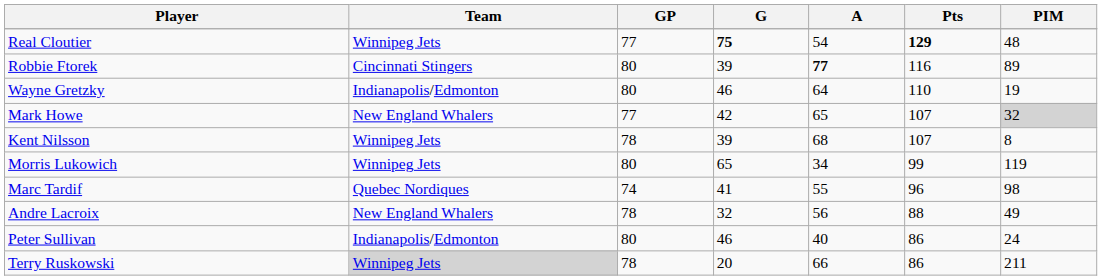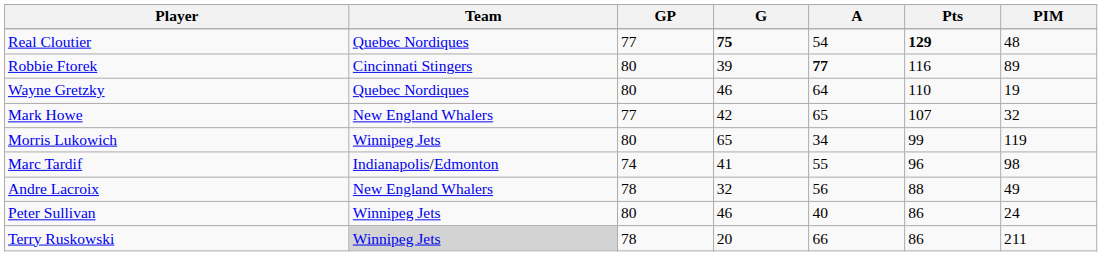(397, 41) Winnipeg Jets -> (411, 41) Quebec Nordiques
(426, 90) Indianapolis/Edmonton -> (411, 90) Quebec Nordiques
(1012, 115) lightgrey background -> (1012, 115) no background
- row: (49, 139)
(411, 189) Quebec Nordiques -> (426, 164) Indianapolis/Edmonton
(426, 238) Indianapolis/Edmonton -> (397, 213) Winnipeg Jets
